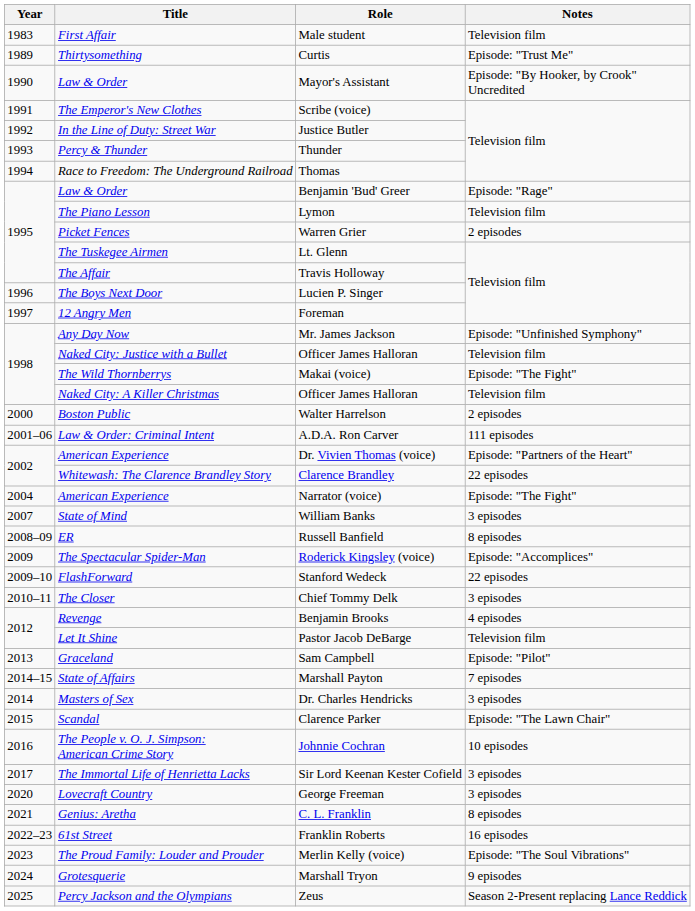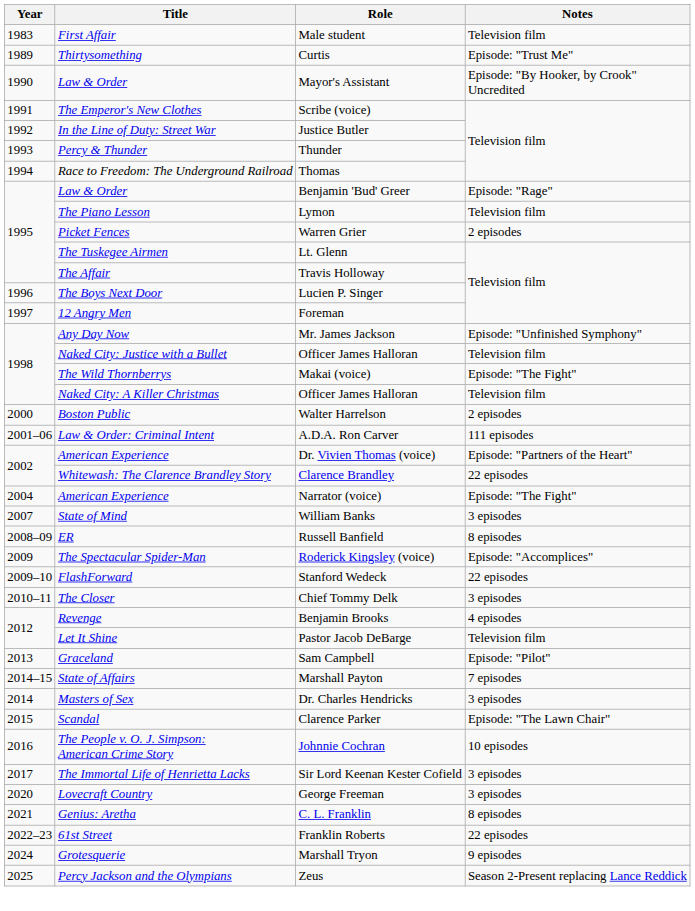(498, 835) 16 episodes -> (498, 835) 22 episodes
- row: (161, 855)
